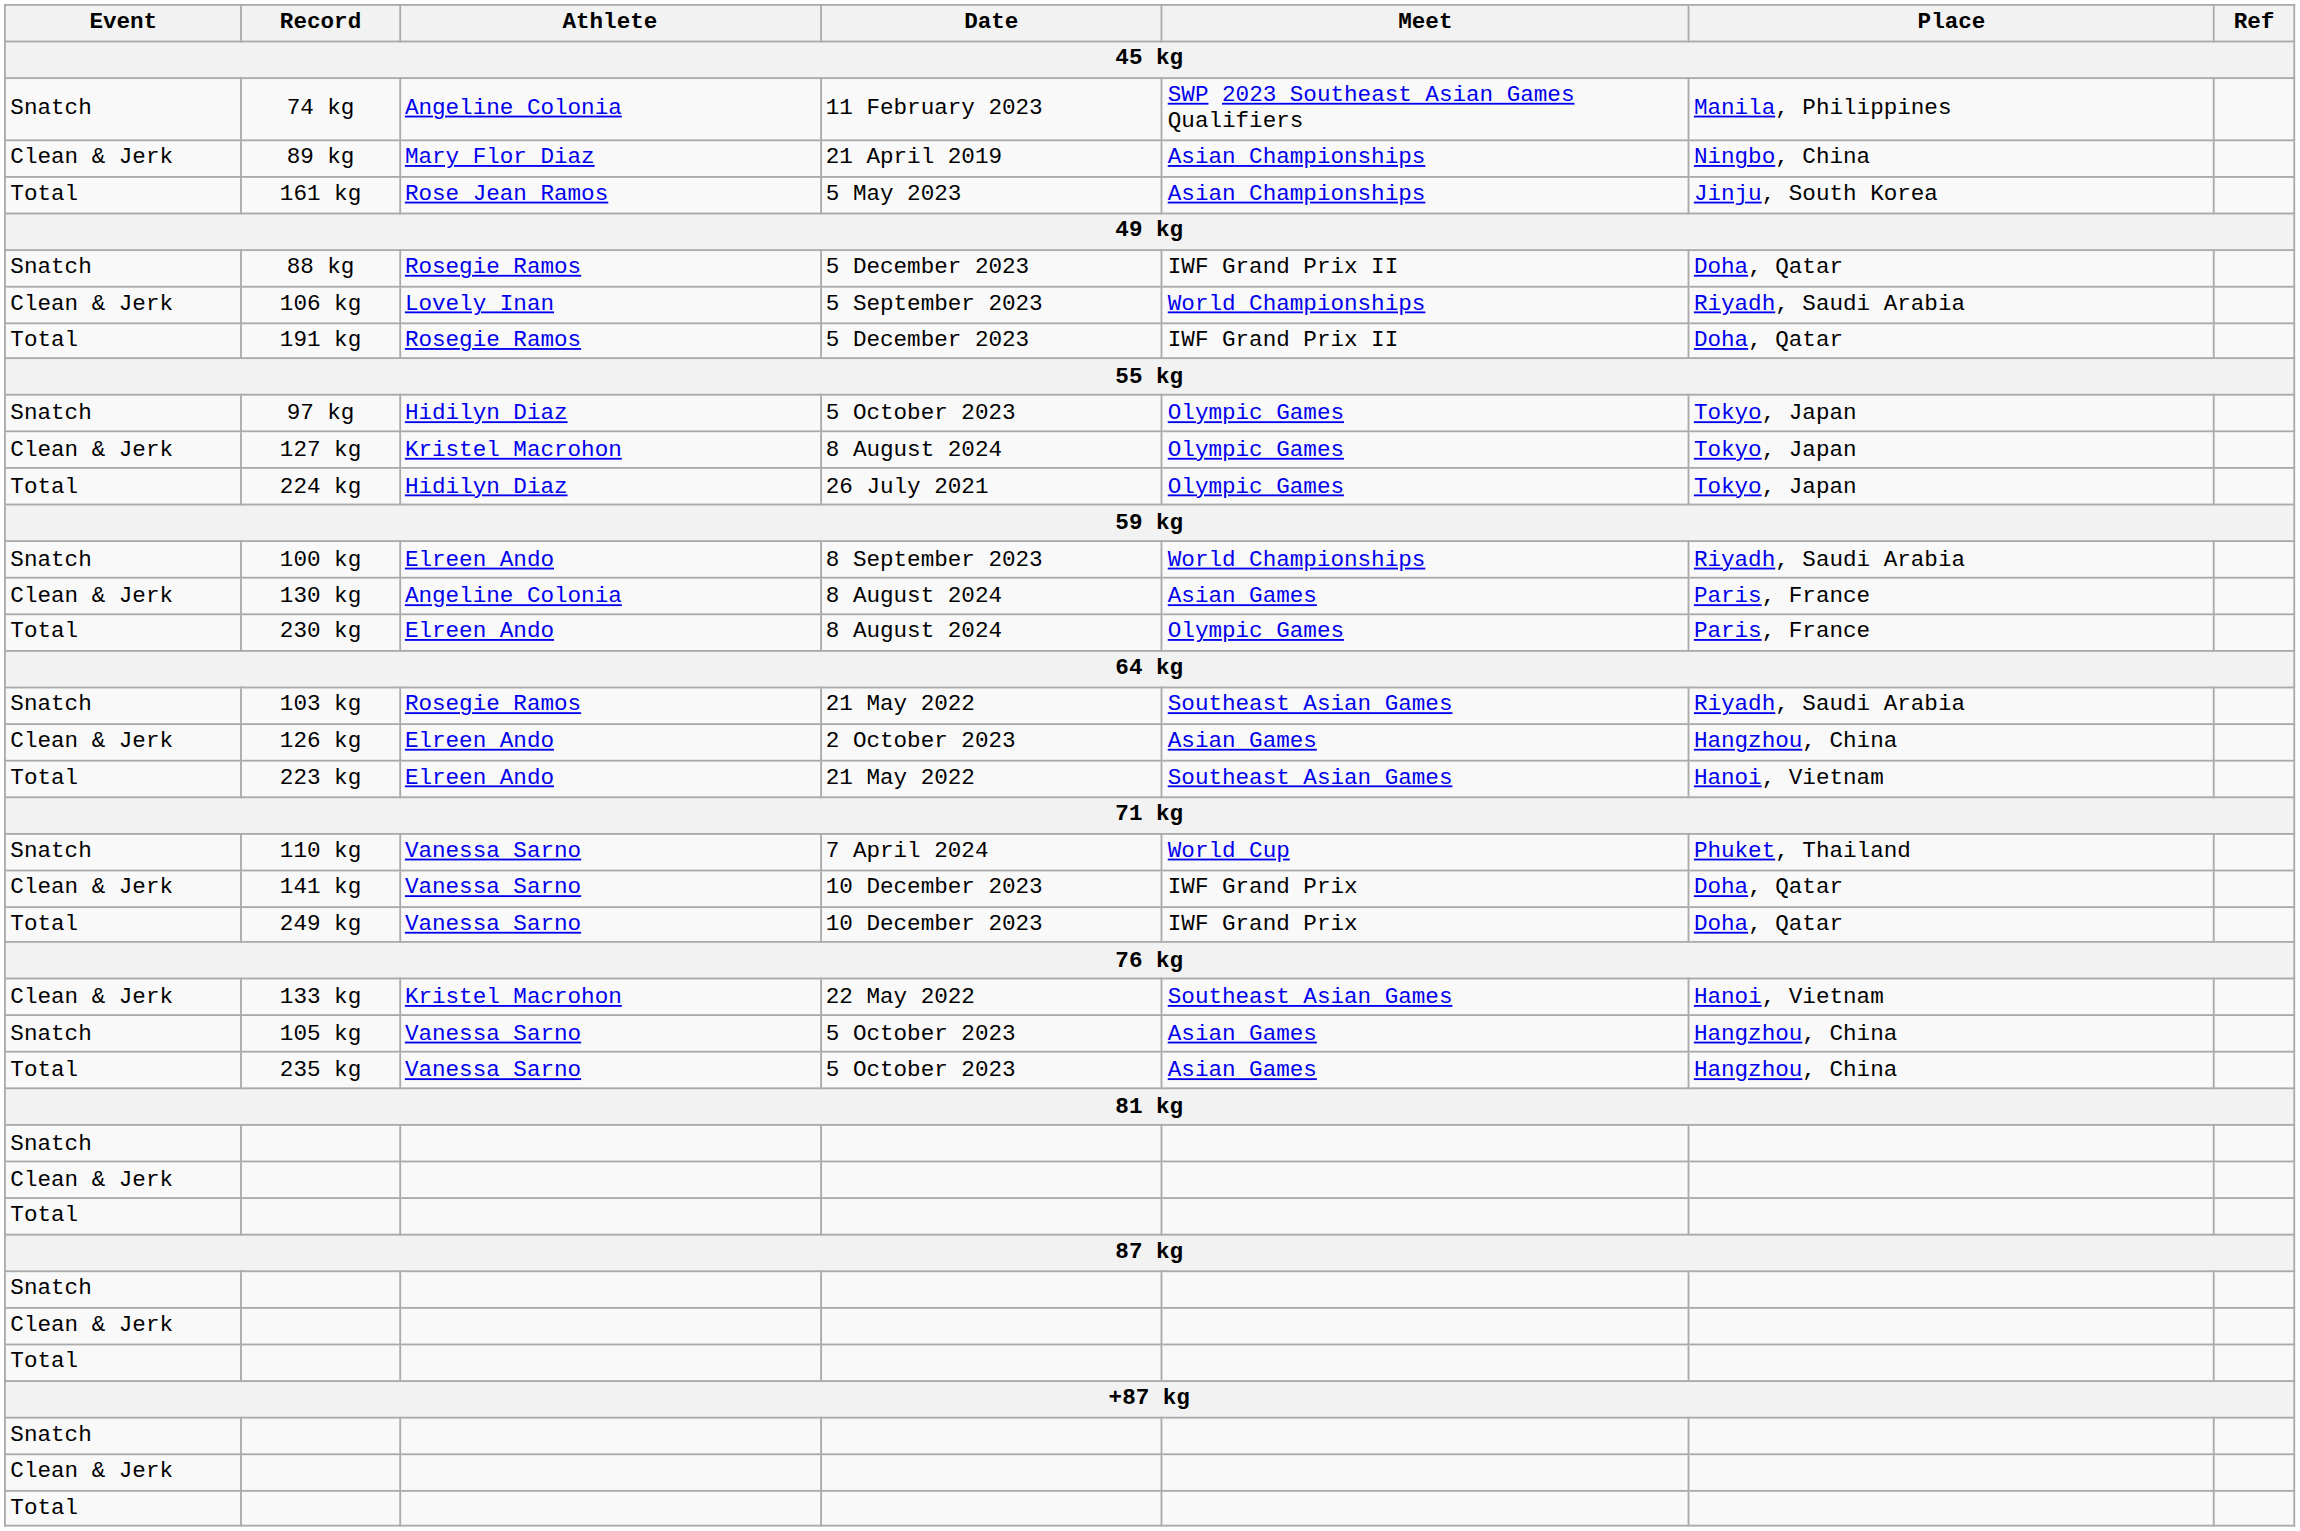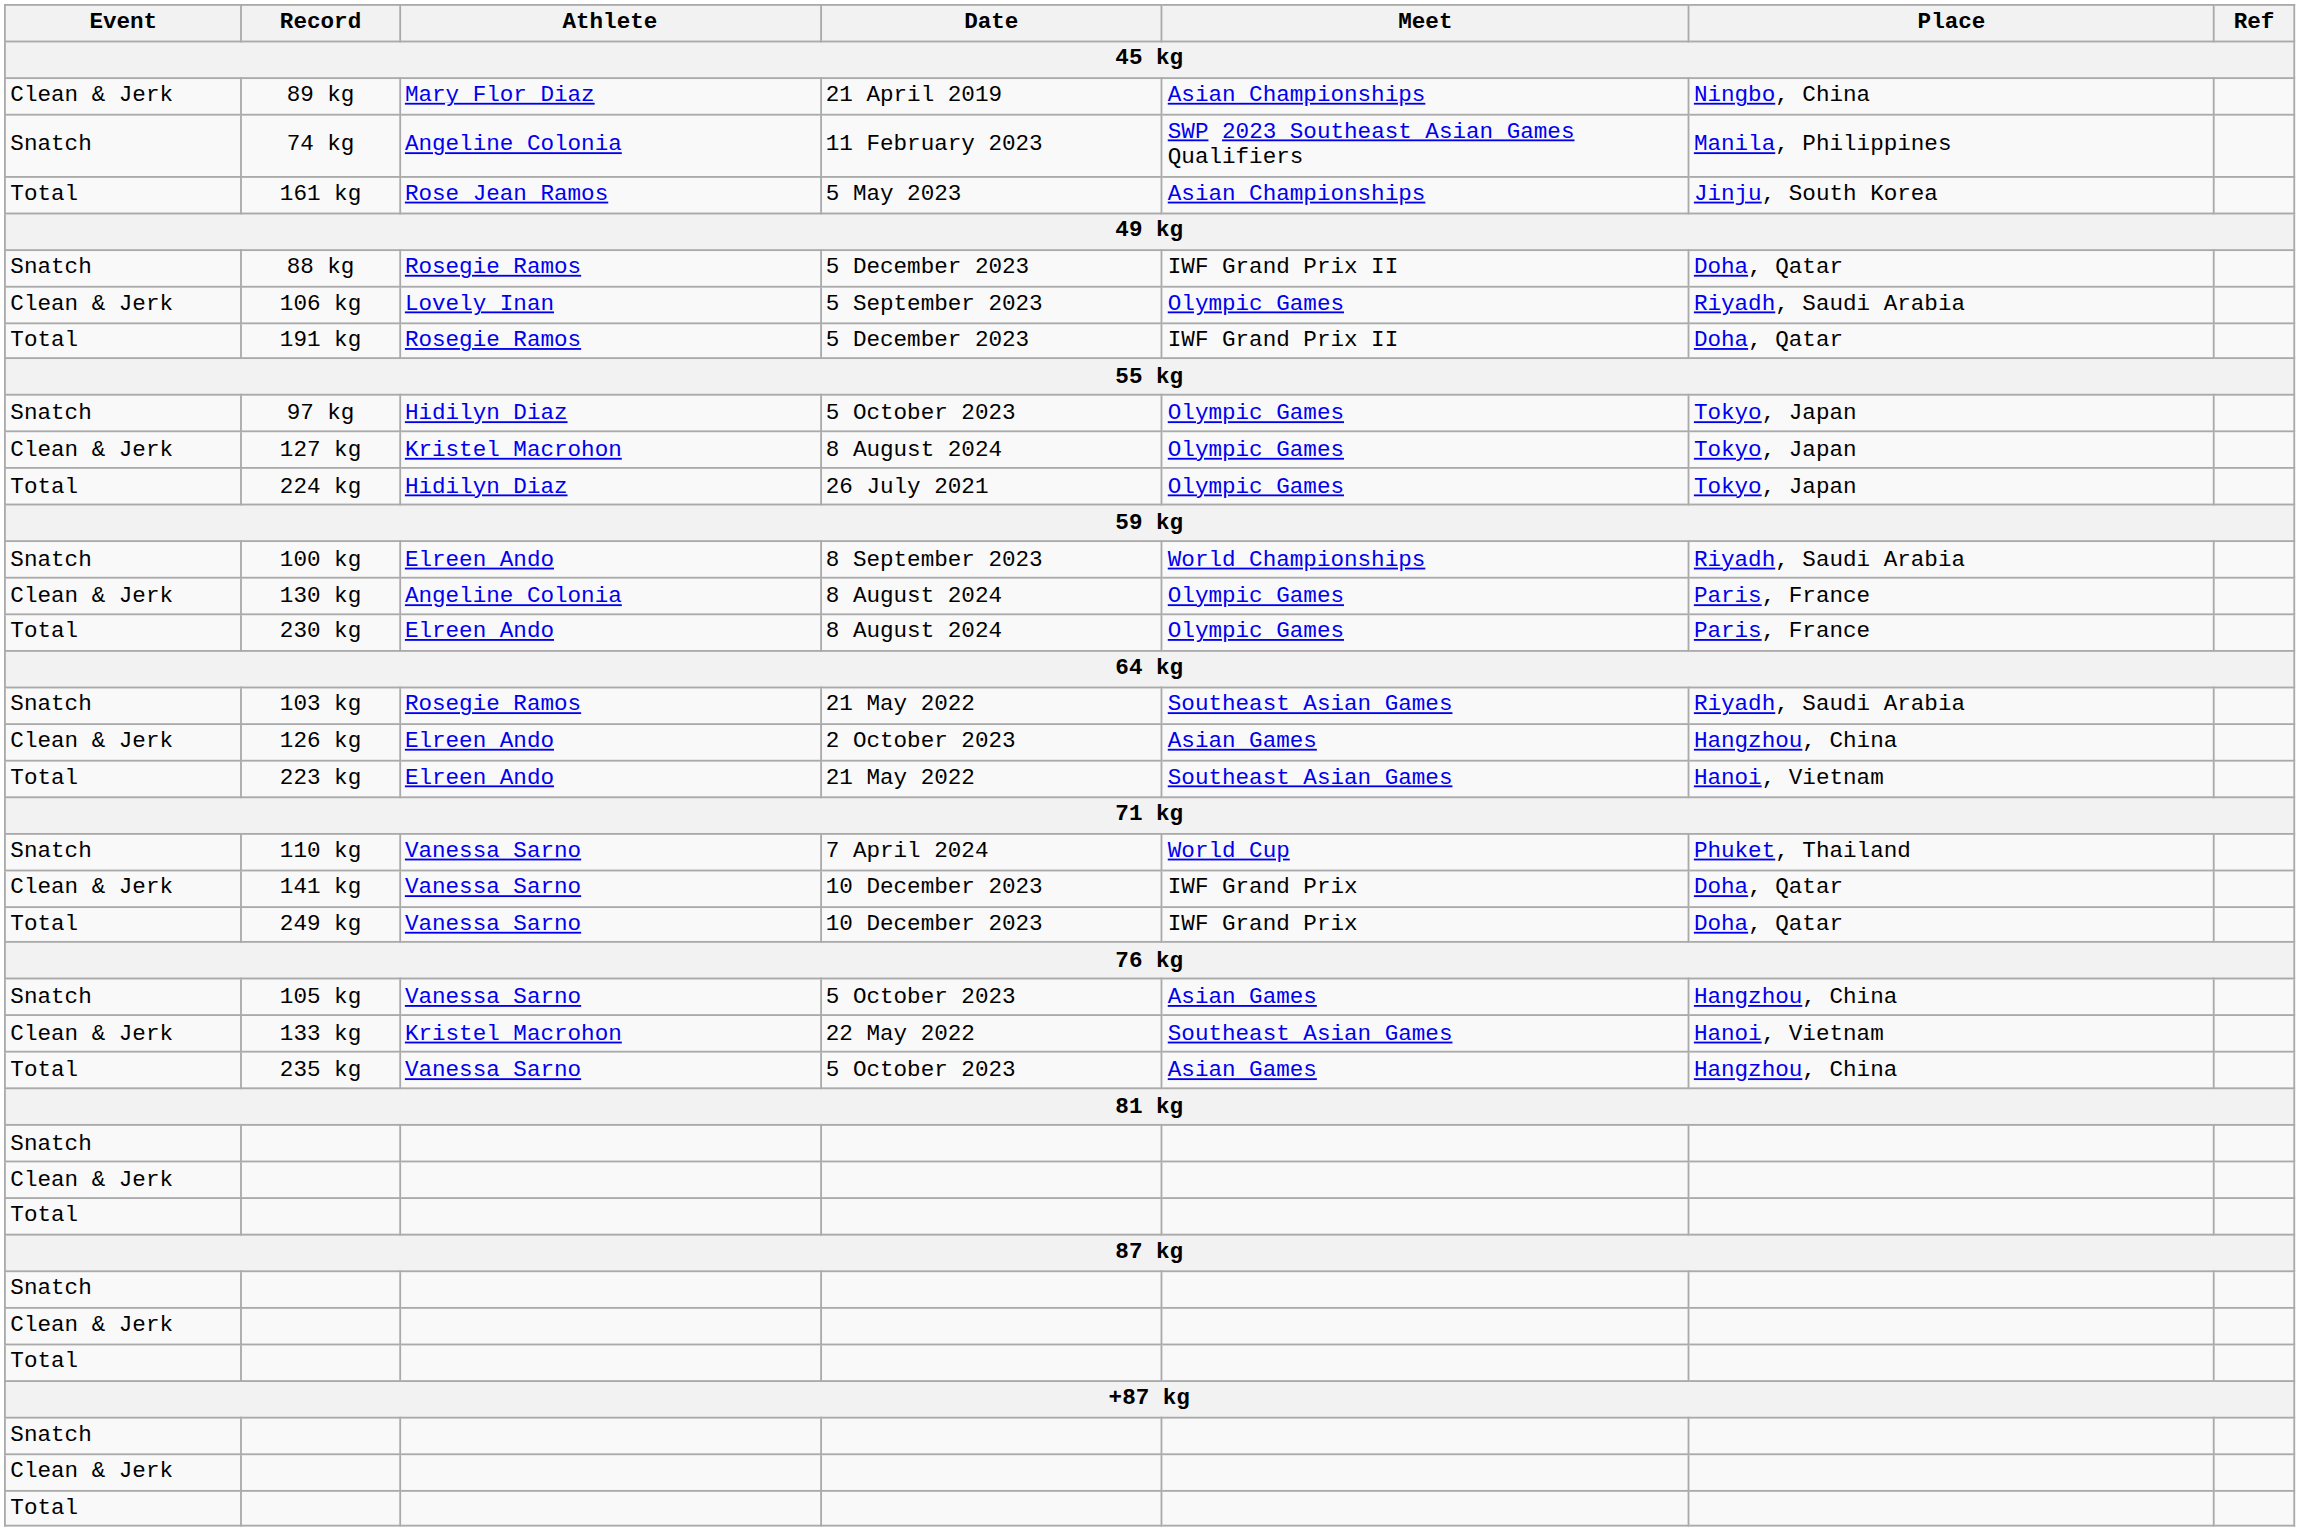rows swapped: (51, 109) <-> (92, 159)
(1297, 305) World Championships -> (1256, 305) Olympic Games
(1242, 596) Asian Games -> (1256, 596) Olympic Games
rows swapped: (51, 1034) <-> (92, 998)
